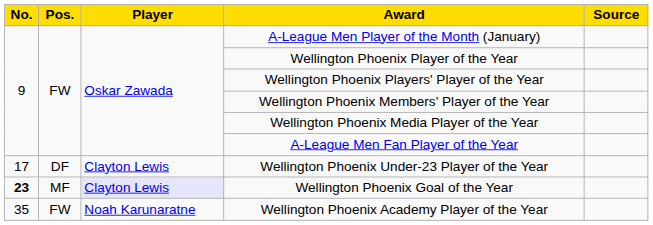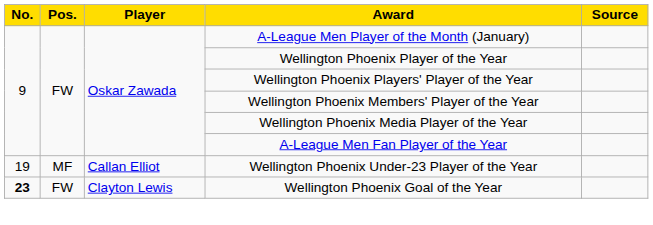(22, 166) 17 -> (22, 166) 19
(60, 166) DF -> (62, 166) MF
(127, 166) Clayton Lewis -> (124, 166) Callan Elliot
(60, 187) MF -> (62, 187) FW
(127, 187) lavender background -> (130, 187) no background
- row: (404, 209)
